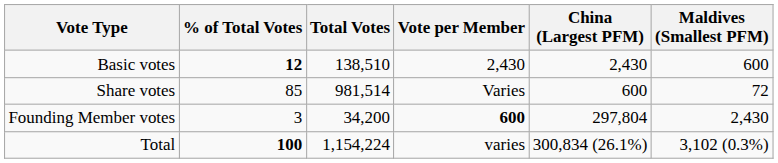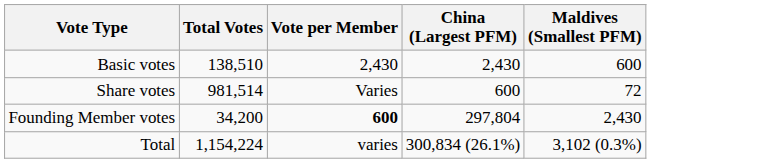- column: (243, 27)
